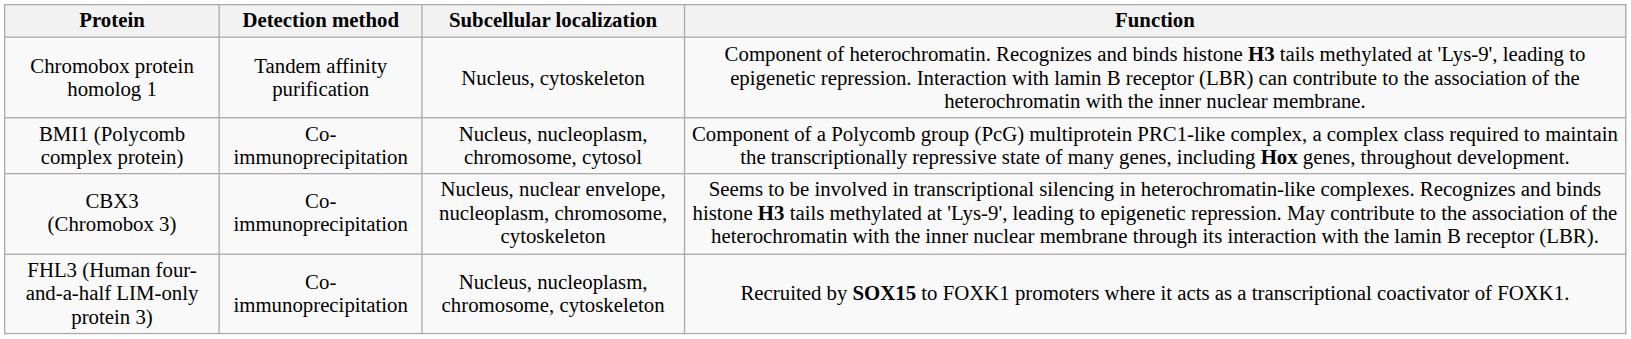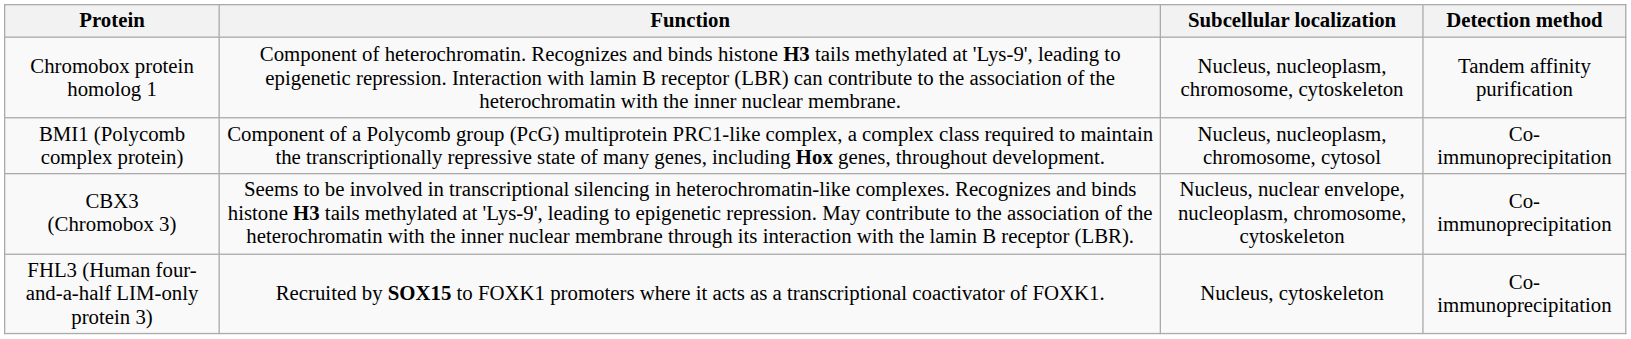columns swapped: (321, 20) <-> (1155, 20)
(553, 77) Nucleus, cytoskeleton -> (1292, 77) Nucleus, nucleoplasm, chromosome, cytoskeleton
(553, 293) Nucleus, nucleoplasm, chromosome, cytoskeleton -> (1292, 293) Nucleus, cytoskeleton
